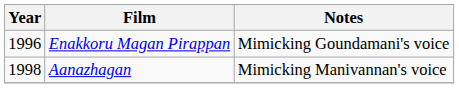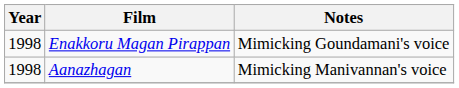(25, 43) 1996 -> (25, 43) 1998
